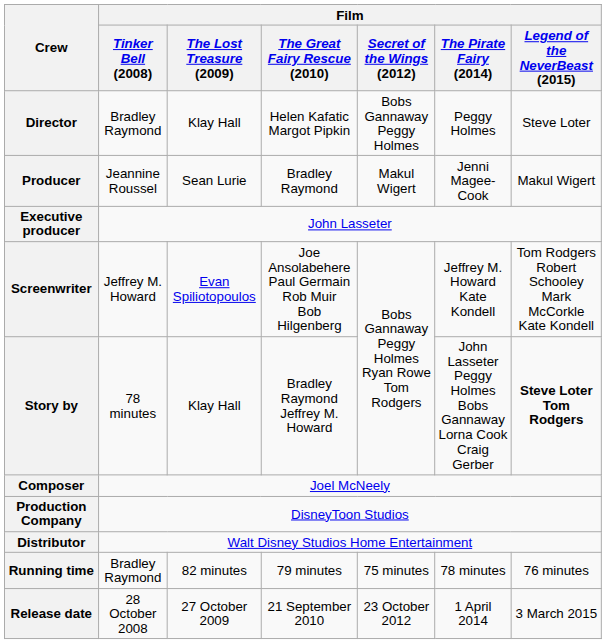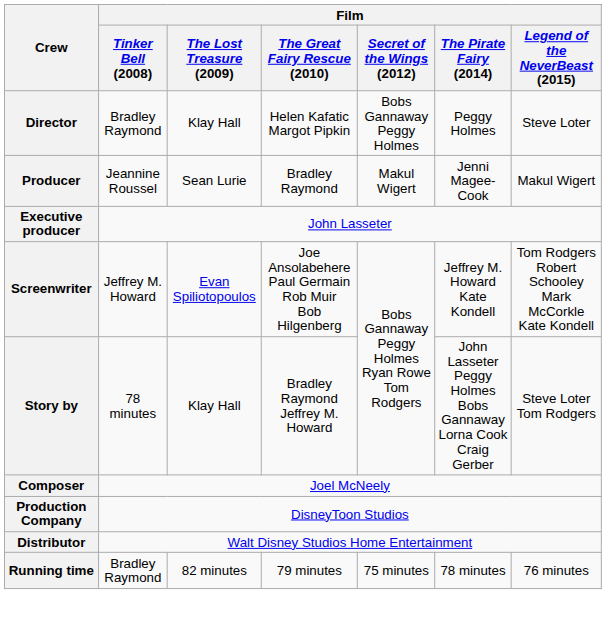(556, 405) bold -> (556, 405) normal
- row: (51, 613)
